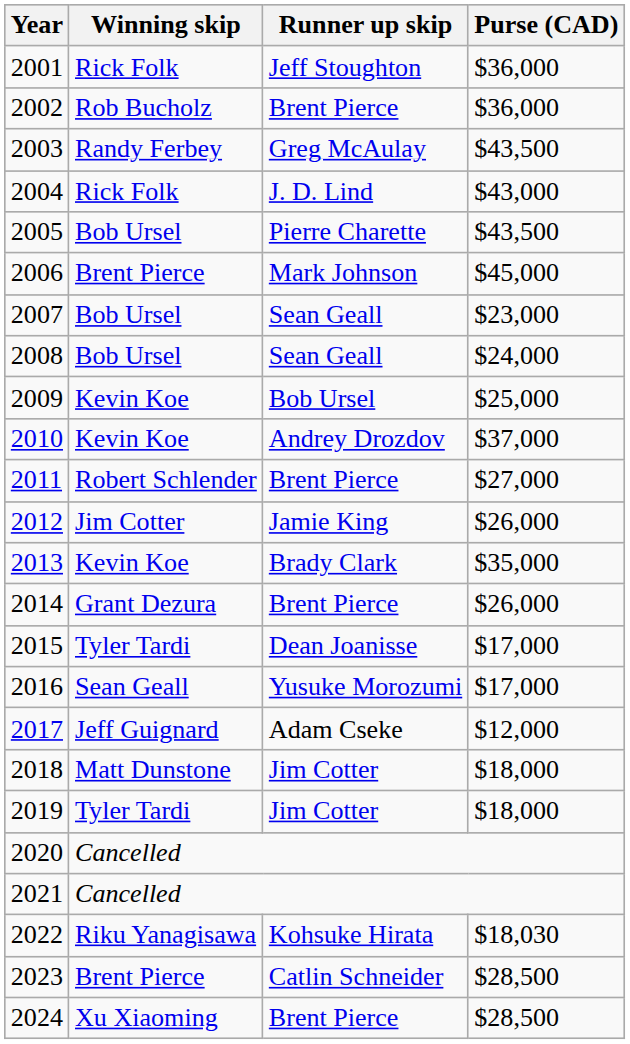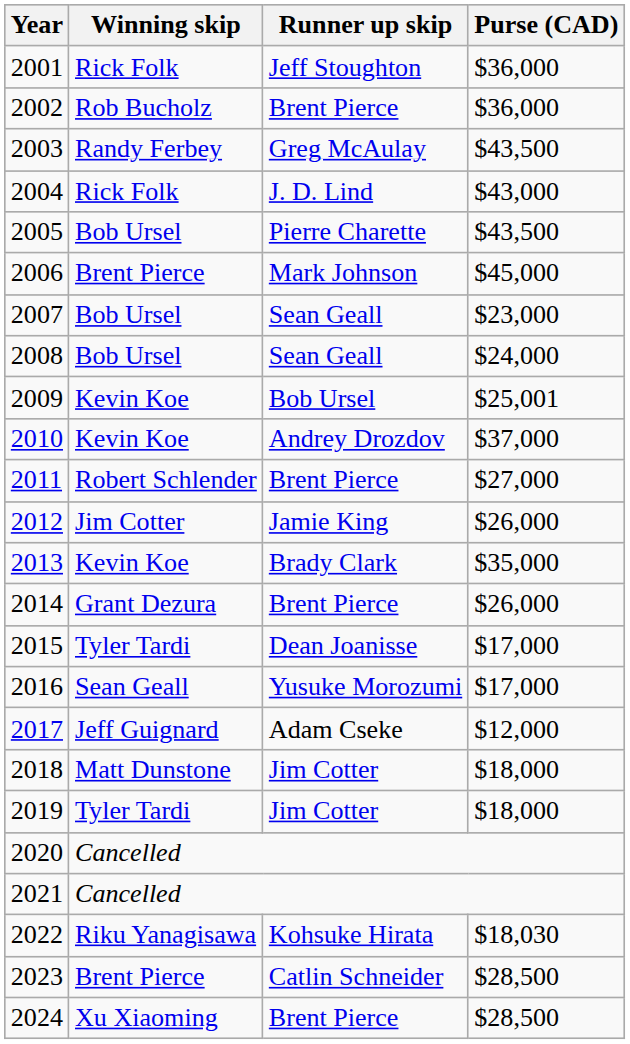(517, 397) $25,000 -> (517, 397) $25,001
